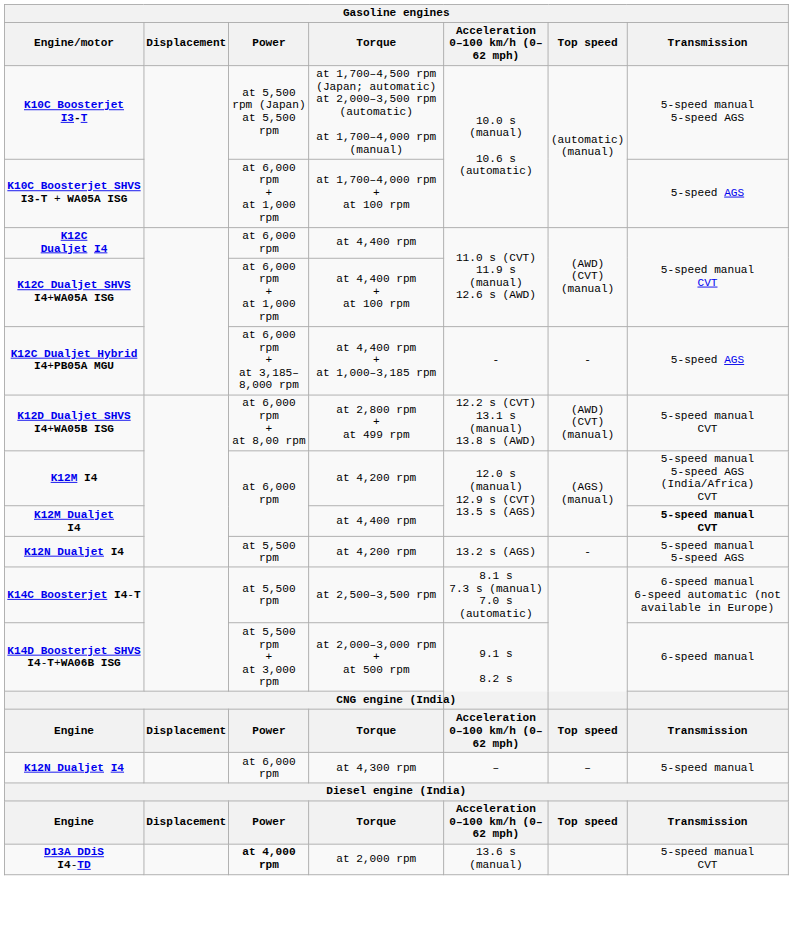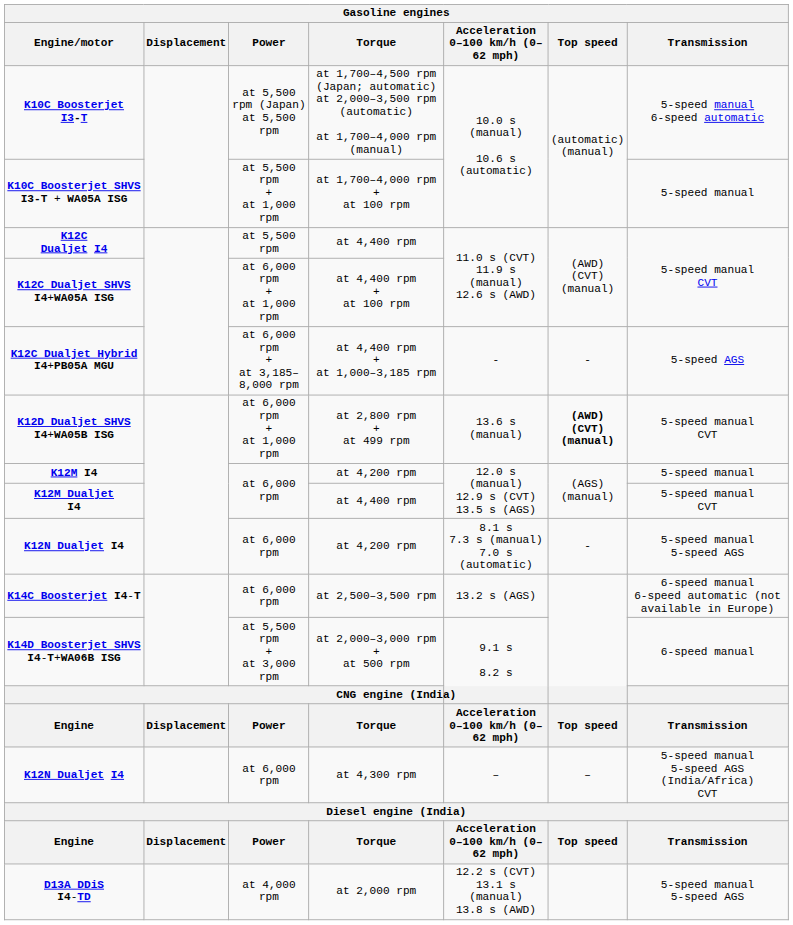(707, 113) 5-speed manual 5-speed AGS -> (707, 113) 5-speed manual 6-speed automatic
(269, 194) at 6,000 rpm + at 1,000 rpm -> (269, 194) at 5,500 rpm + at 1,000 rpm
(707, 194) 5-speed AGS -> (707, 194) 5-speed manual
(269, 243) at 6,000 rpm -> (269, 243) at 5,500 rpm
(269, 423) at 6,000 rpm + at 8,00 rpm -> (269, 429) at 6,000 rpm + at 1,000 rpm
(496, 423) 12.2 s (CVT) 13.1 s (manual) 13.8 s (AWD) -> (496, 429) 13.6 s (manual)
(588, 423) normal -> (588, 429) bold
(707, 479) 5-speed manual 5-speed AGS (India/Africa) CVT -> (707, 474) 5-speed manual
(707, 522) bold -> (707, 502) normal
(269, 552) at 5,500 rpm -> (269, 547) at 6,000 rpm
(496, 552) 13.2 s (AGS) -> (496, 547) 8.1 s 7.3 s (manual) 7.0 s (automatic)
(269, 595) at 5,500 rpm -> (269, 596) at 6,000 rpm
(496, 595) 8.1 s 7.3 s (manual) 7.0 s (automatic) -> (496, 596) 13.2 s (AGS)
(707, 768) 5-speed manual -> (707, 775) 5-speed manual 5-speed AGS (India/Africa) CVT
(269, 860) bold -> (269, 892) normal
(496, 860) 13.6 s (manual) -> (496, 892) 12.2 s (CVT) 13.1 s (manual) 13.8 s (AWD)
(707, 860) 5-speed manual CVT -> (707, 892) 5-speed manual 5-speed AGS
